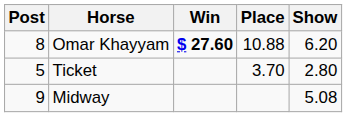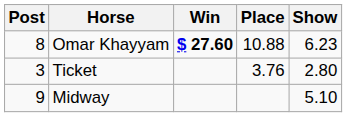(321, 44) 6.20 -> (321, 44) 6.23
(40, 71) 5 -> (40, 71) 3
(268, 71) 3.70 -> (268, 71) 3.76
(321, 97) 5.08 -> (321, 97) 5.10
